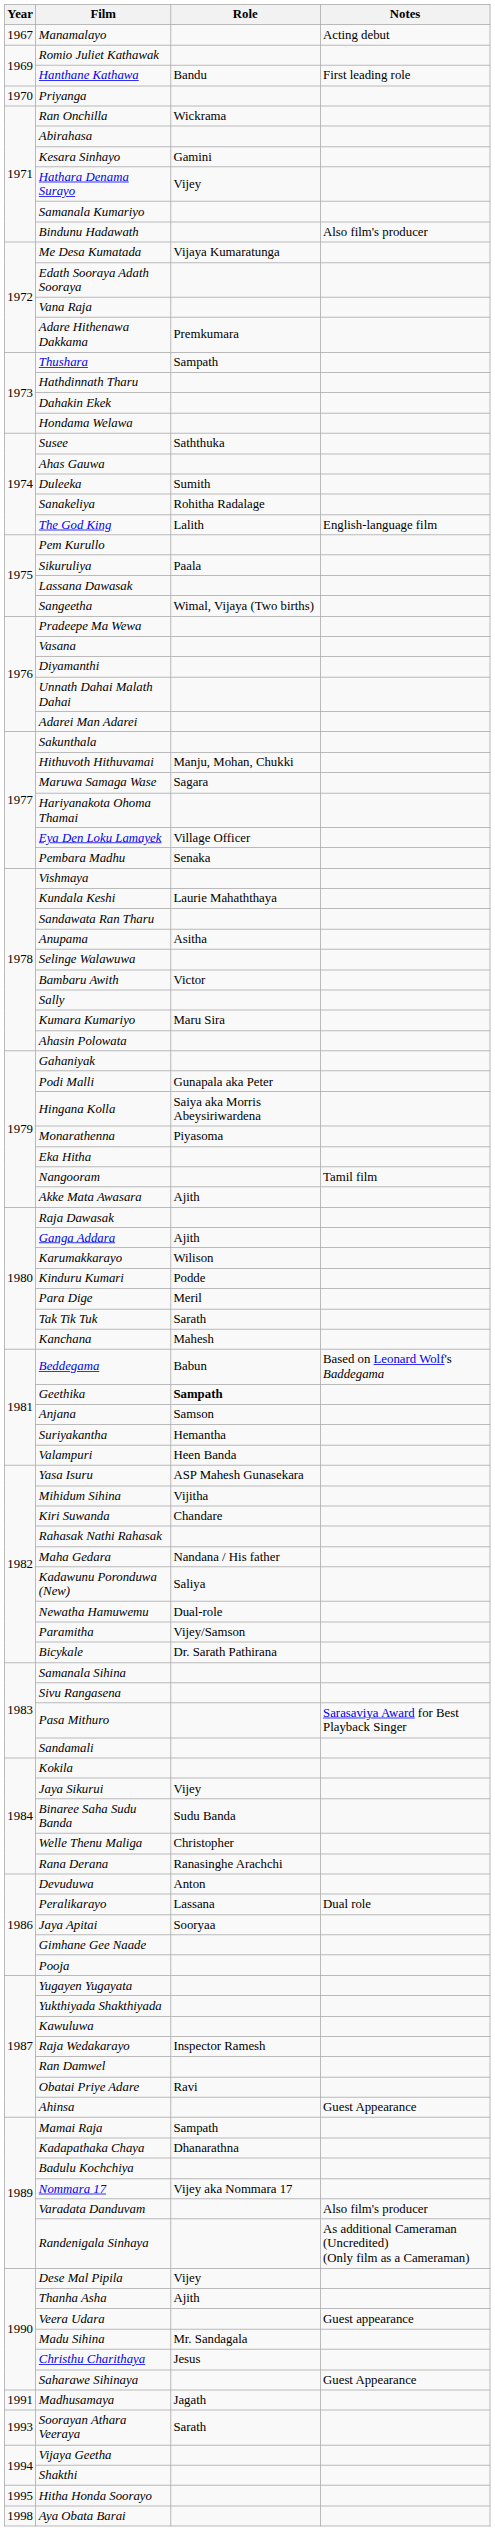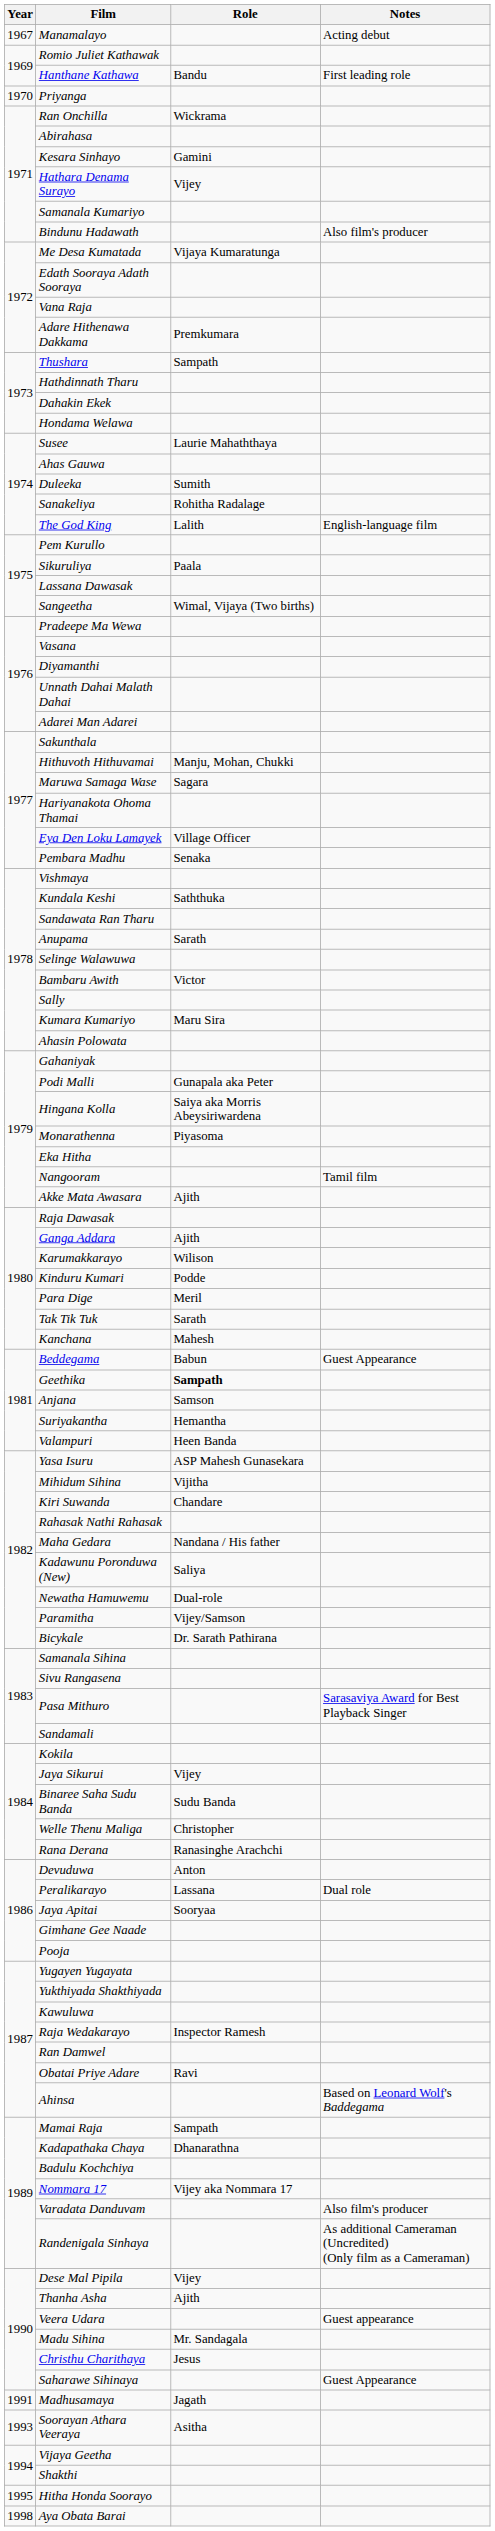(199, 443) Saththuka -> (225, 443) Laurie Mahaththaya
(225, 898) Laurie Mahaththaya -> (199, 898) Saththuka
(190, 939) Asitha -> (190, 939) Sarath
(387, 1366) Based on Leonard Wolf's Baddegama -> (370, 1359) Guest Appearance
(370, 2107) Guest Appearance -> (387, 2100) Based on Leonard Wolf's Baddegama
(190, 2427) Sarath -> (190, 2427) Asitha
